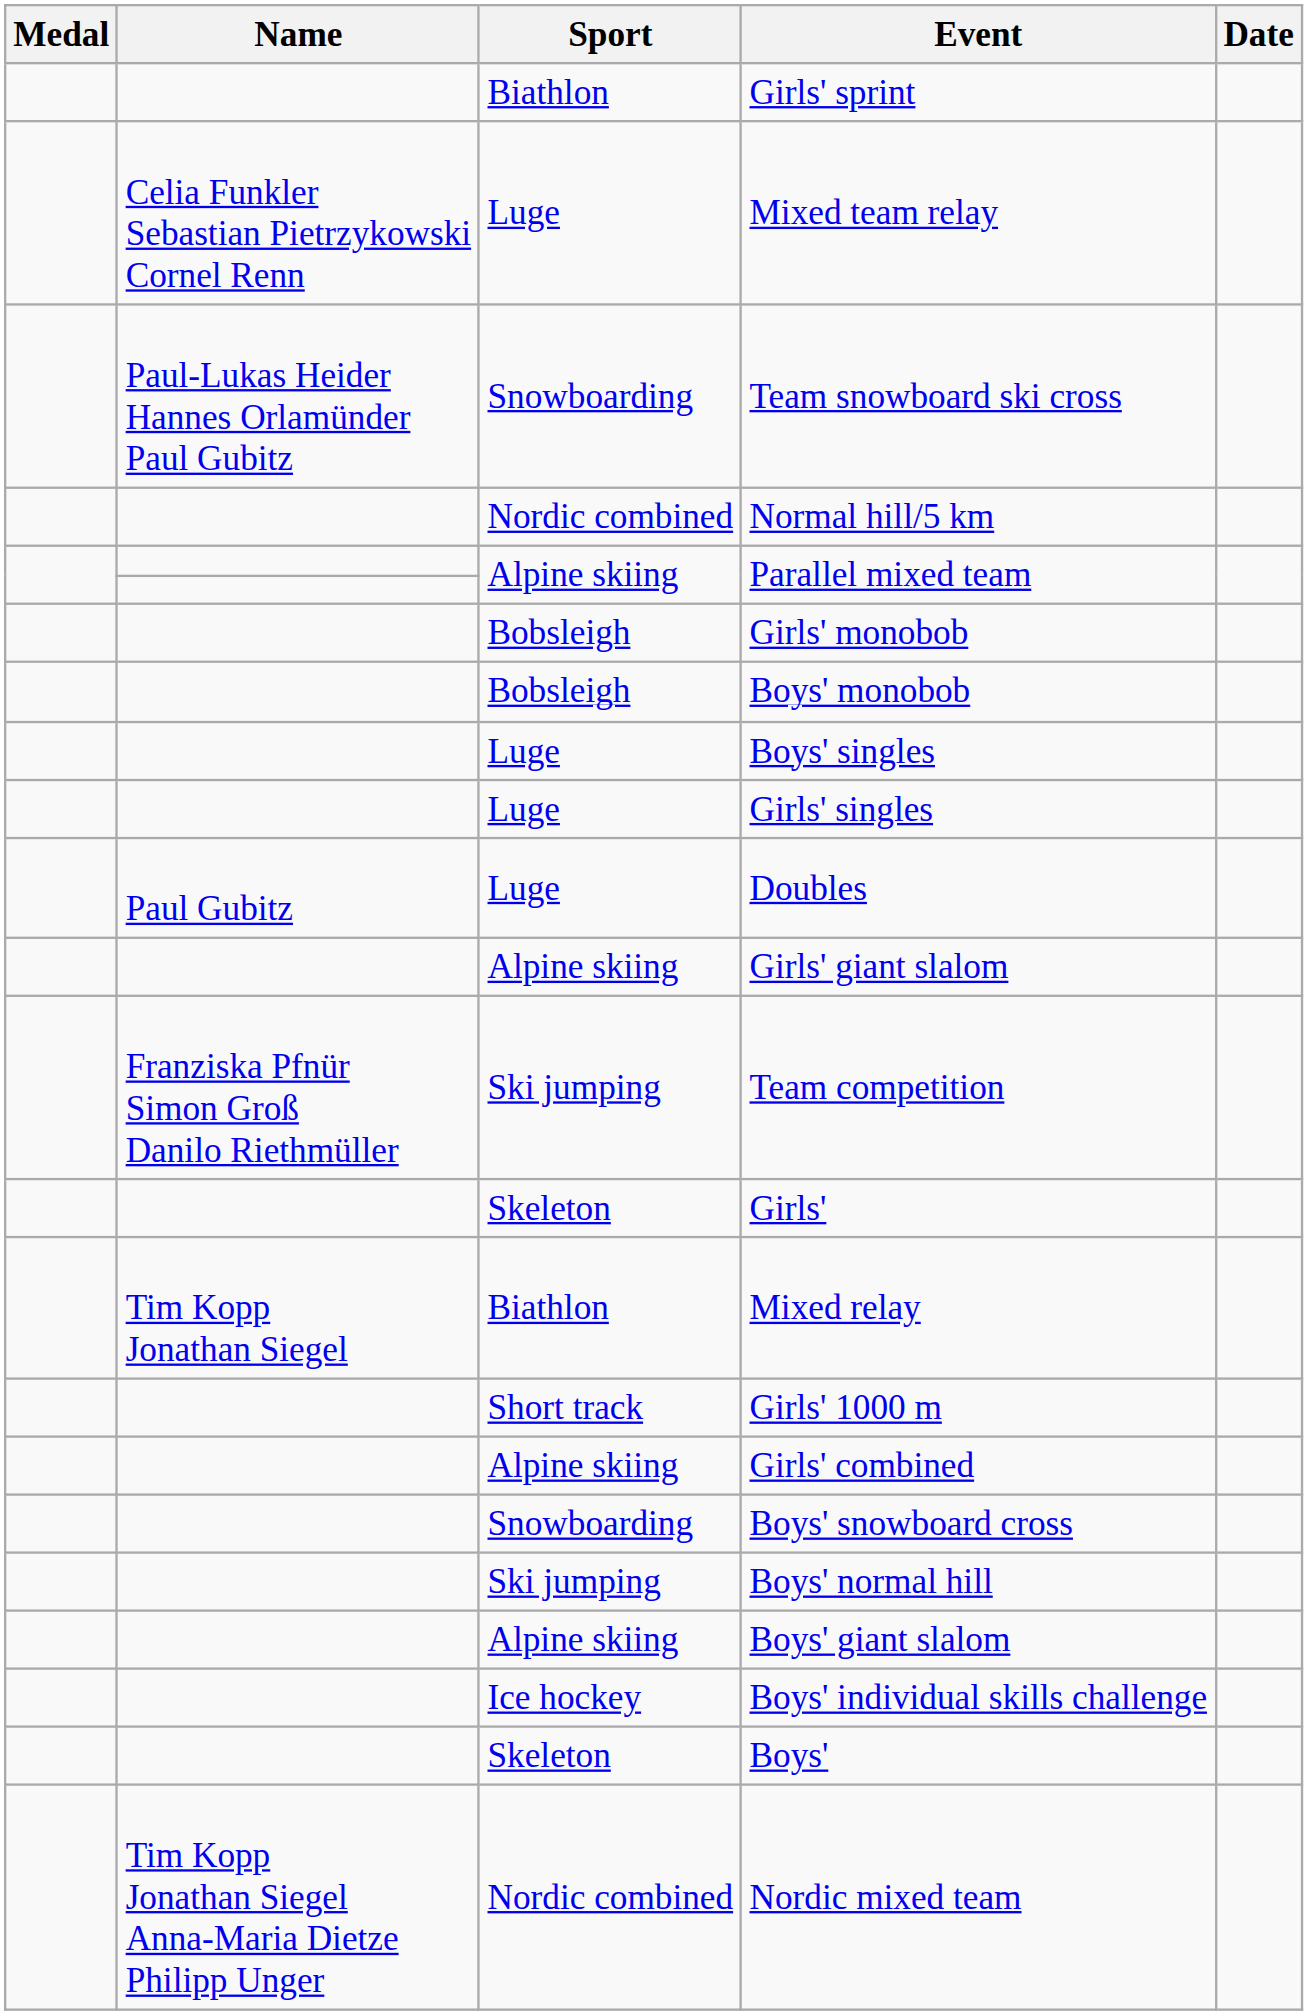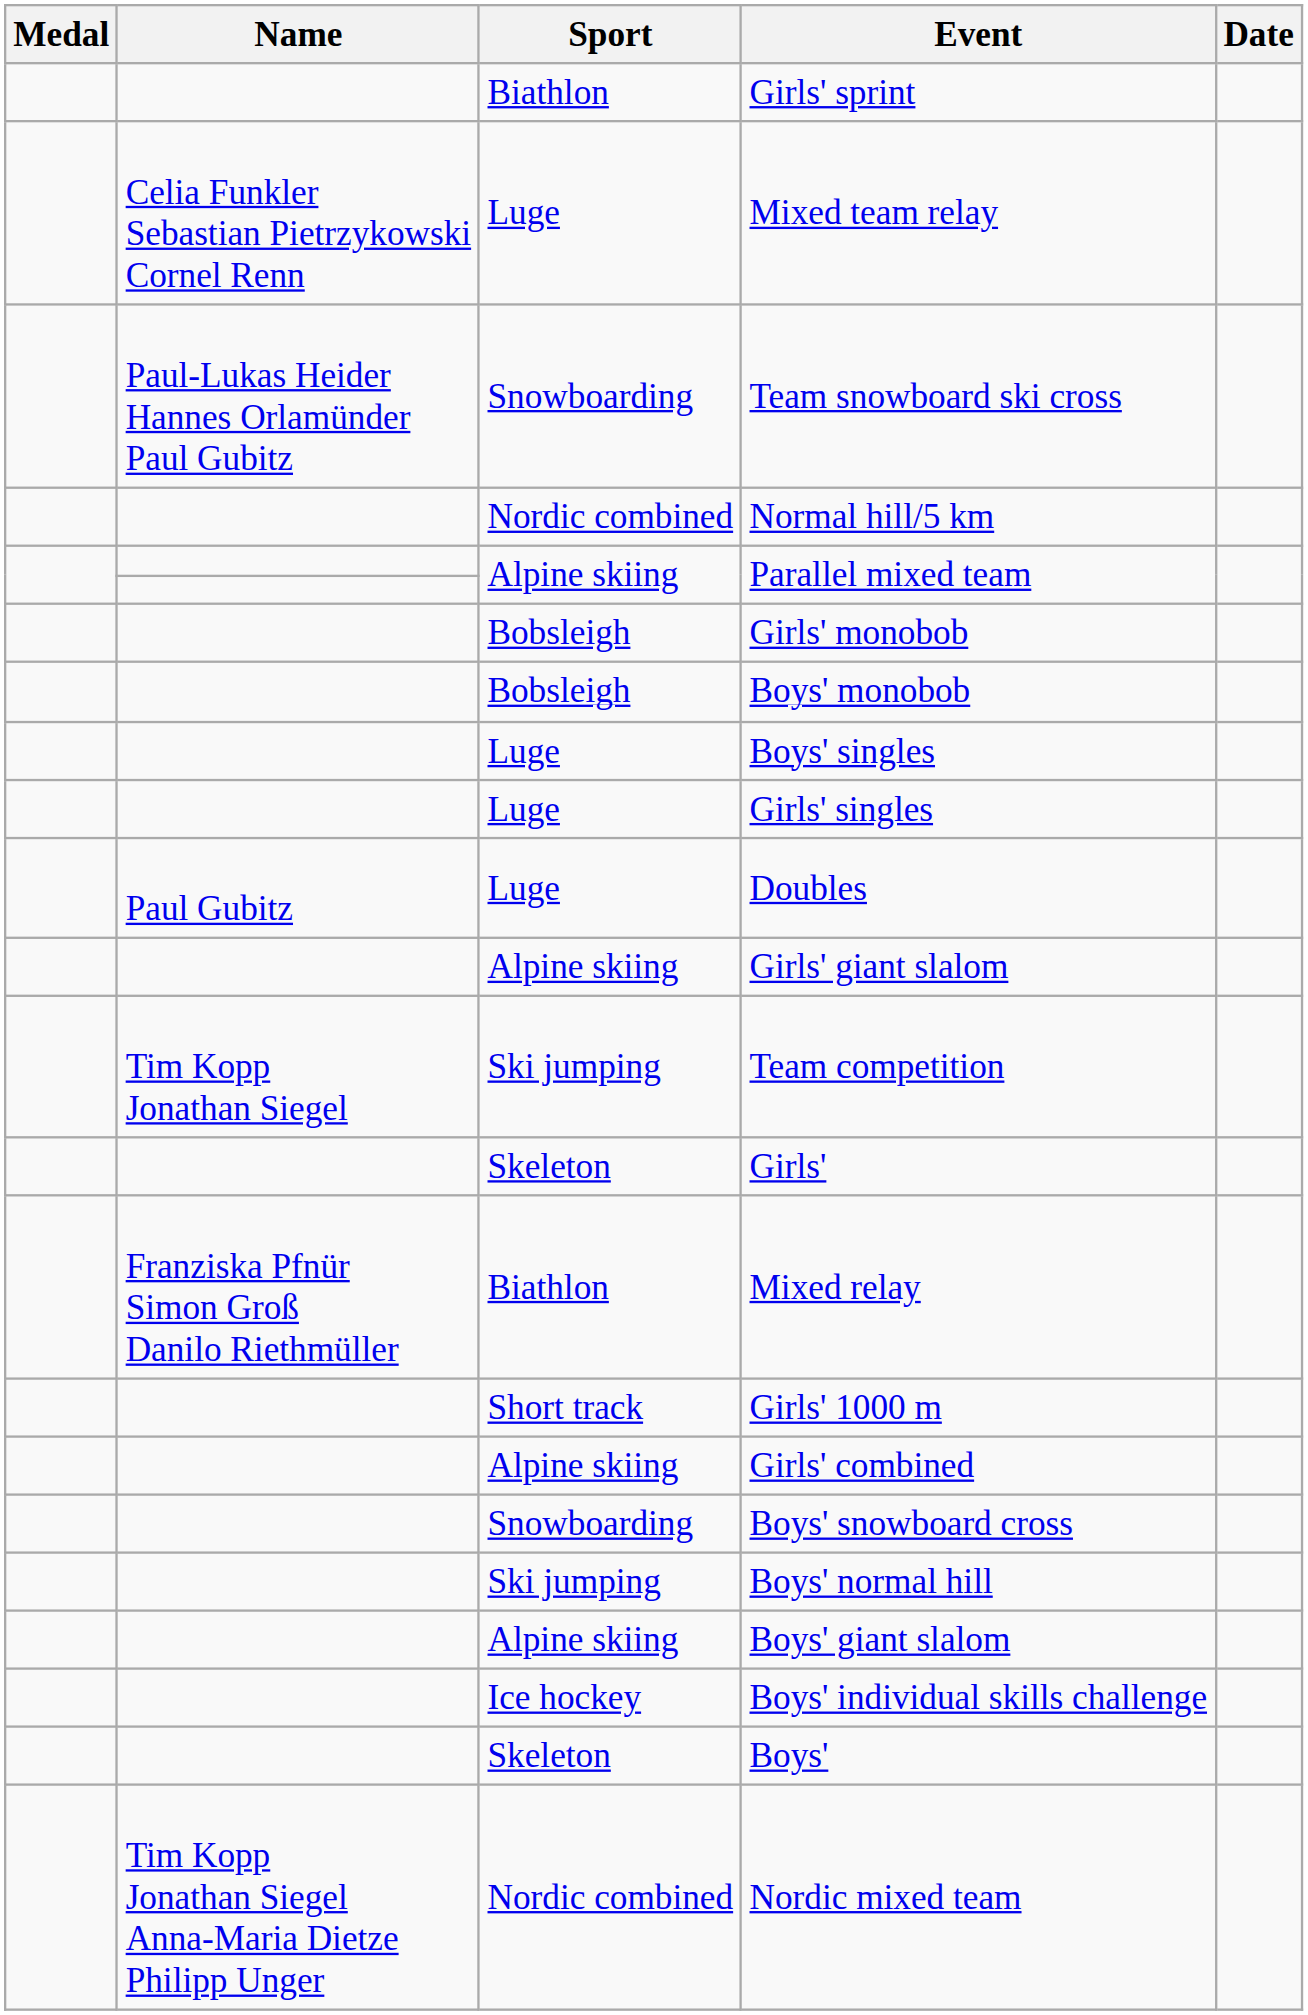(262, 1107) Franziska Pfnür Simon Groß Danilo Riethmüller -> (237, 1086) Tim Kopp Jonathan Siegel
(237, 1328) Tim Kopp Jonathan Siegel -> (262, 1307) Franziska Pfnür Simon Groß Danilo Riethmüller
